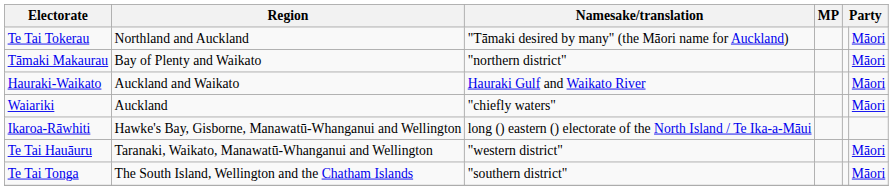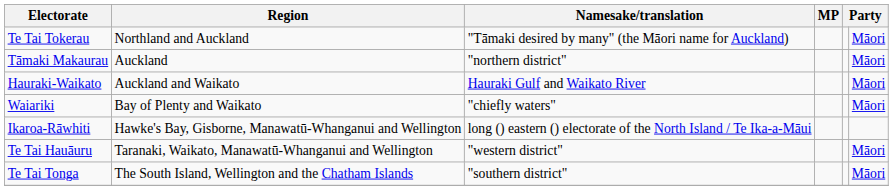(188, 61) Bay of Plenty and Waikato -> (141, 61) Auckland
(141, 106) Auckland -> (188, 106) Bay of Plenty and Waikato
